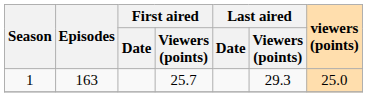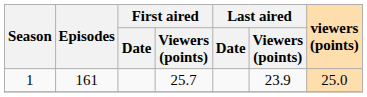(87, 80) 163 -> (87, 80) 161
(278, 80) 29.3 -> (278, 80) 23.9
